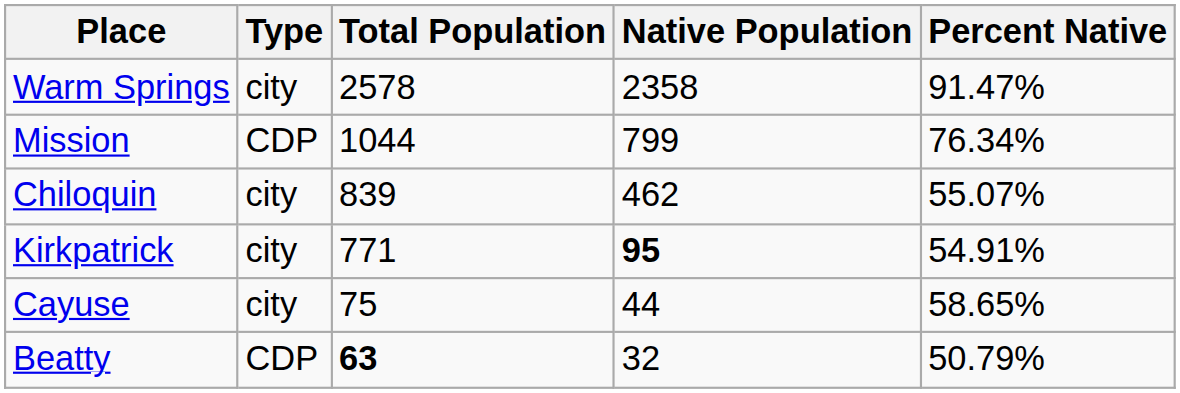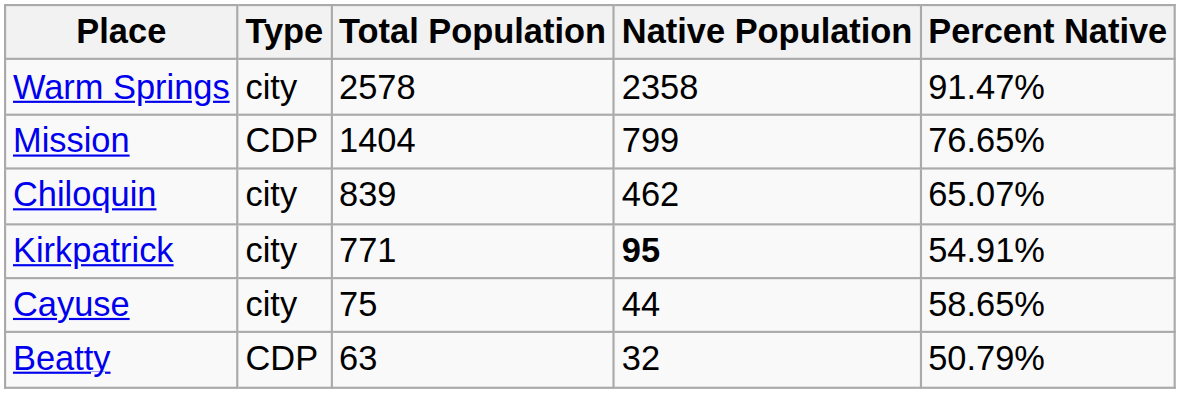(377, 140) 1044 -> (377, 140) 1404
(987, 140) 76.34% -> (987, 140) 76.65%
(987, 195) 55.07% -> (987, 195) 65.07%
(358, 359) bold -> (358, 359) normal
